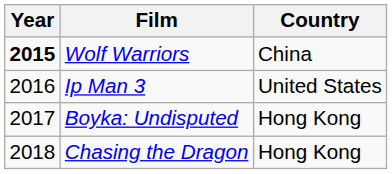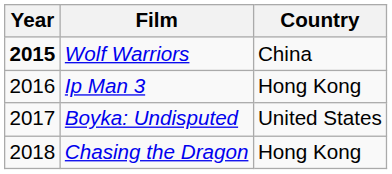(320, 86) United States -> (310, 86) Hong Kong
(310, 119) Hong Kong -> (320, 119) United States
